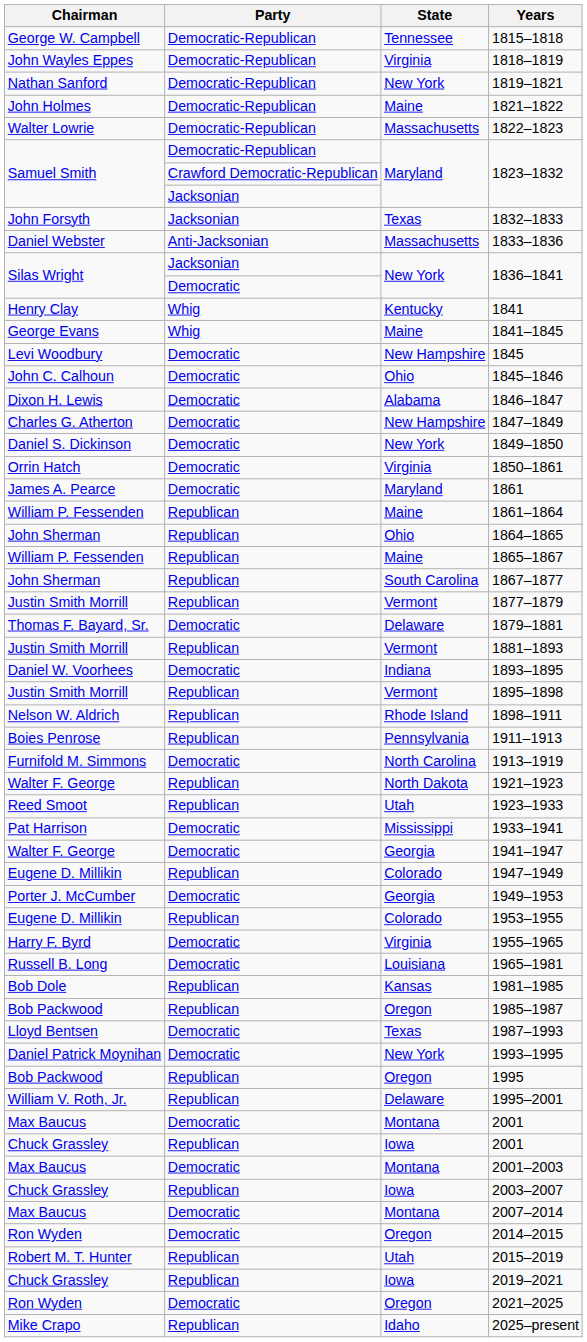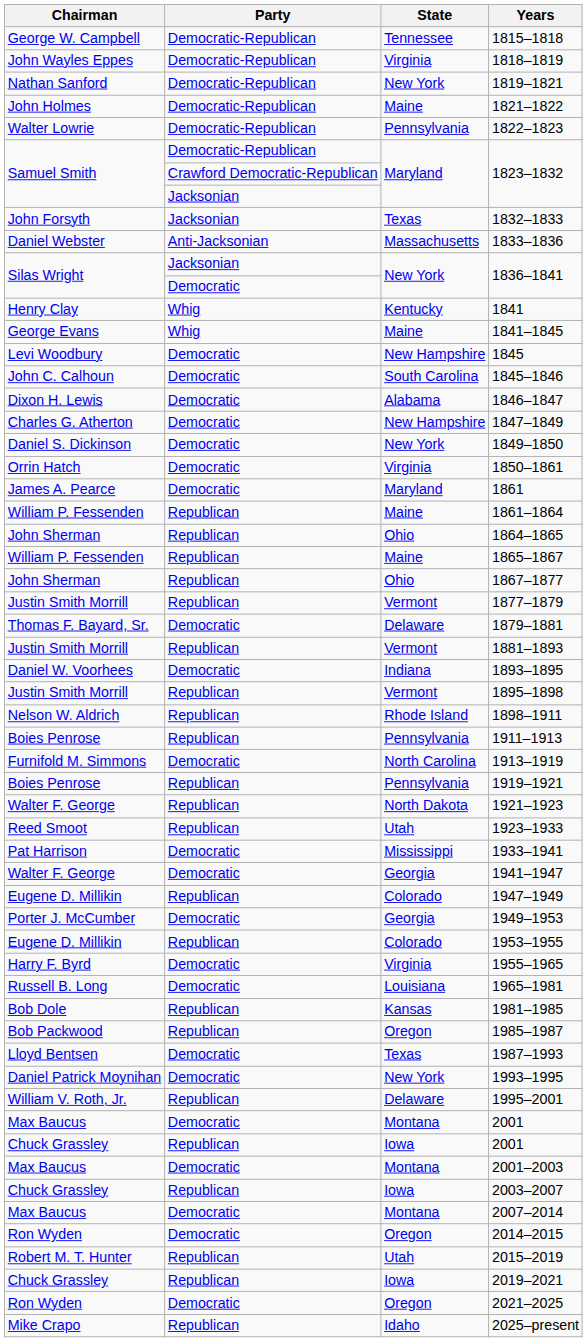(432, 128) Massachusetts -> (426, 128) Pennsylvania
(399, 377) Ohio -> (431, 377) South Carolina
(431, 580) South Carolina -> (399, 580) Ohio
+ row: (203, 783)
- row: (203, 1077)
